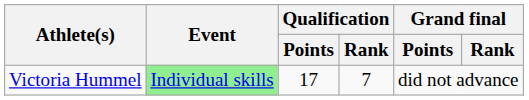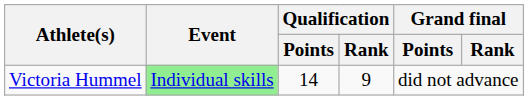(309, 79) 17 -> (309, 79) 14
(366, 79) 7 -> (366, 79) 9
